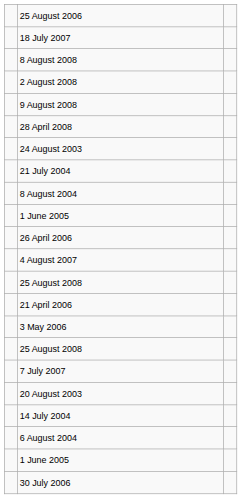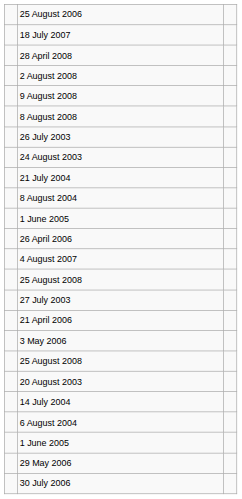rows swapped: (11, 127) <-> (11, 60)
+ row: (11, 137)
+ row: (11, 300)
- row: (11, 371)
+ row: (11, 463)
